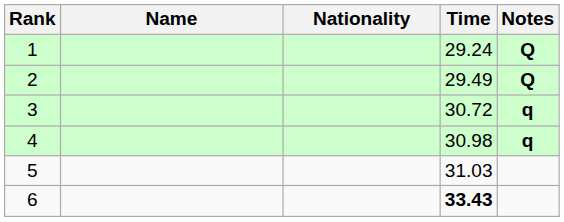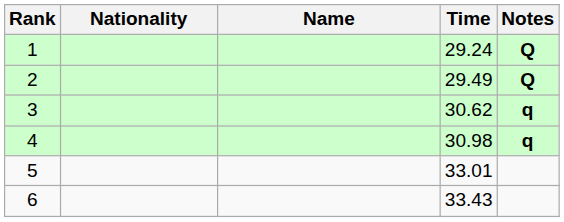columns swapped: (171, 19) <-> (362, 19)
(469, 110) 30.72 -> (469, 110) 30.62
(469, 170) 31.03 -> (469, 170) 33.01
(469, 200) bold -> (469, 200) normal
